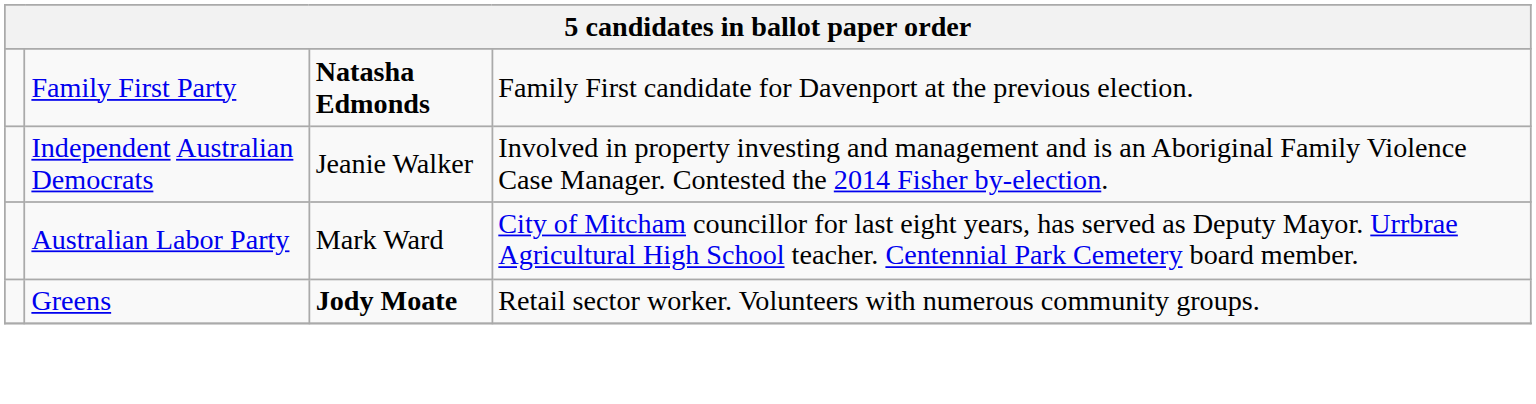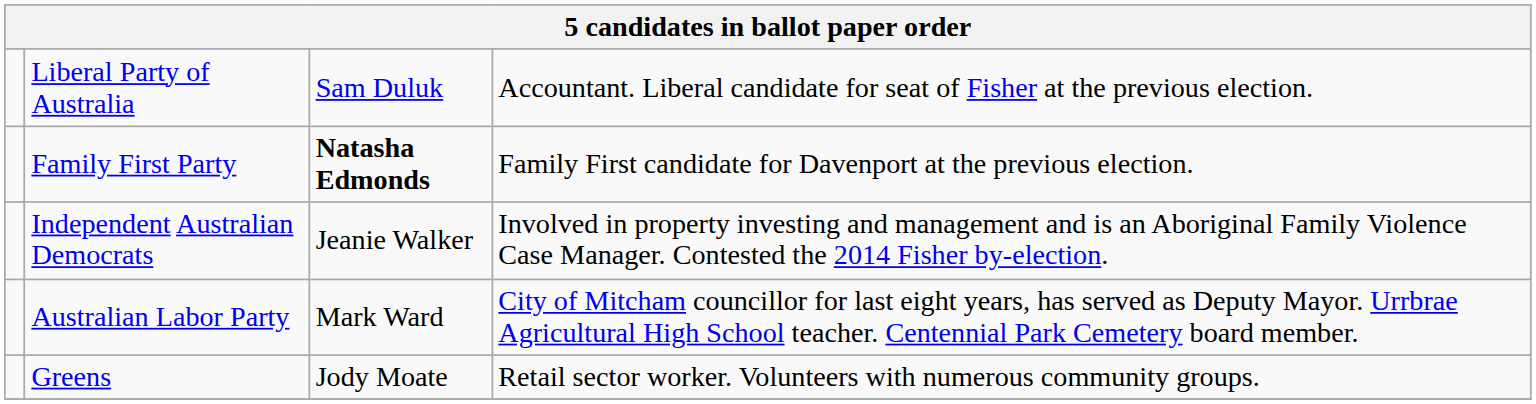+ row: (121, 87)
(386, 300) bold -> (382, 376) normal
